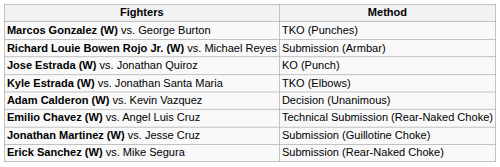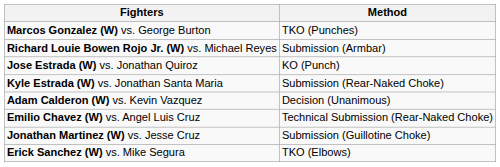(316, 83) TKO (Elbows) -> (363, 83) Submission (Rear-Naked Choke)
(363, 153) Submission (Rear-Naked Choke) -> (316, 153) TKO (Elbows)
